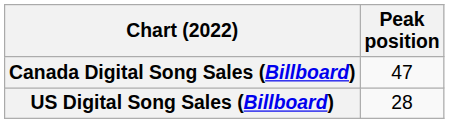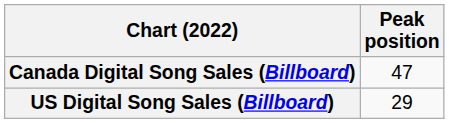(402, 103) 28 -> (402, 103) 29
